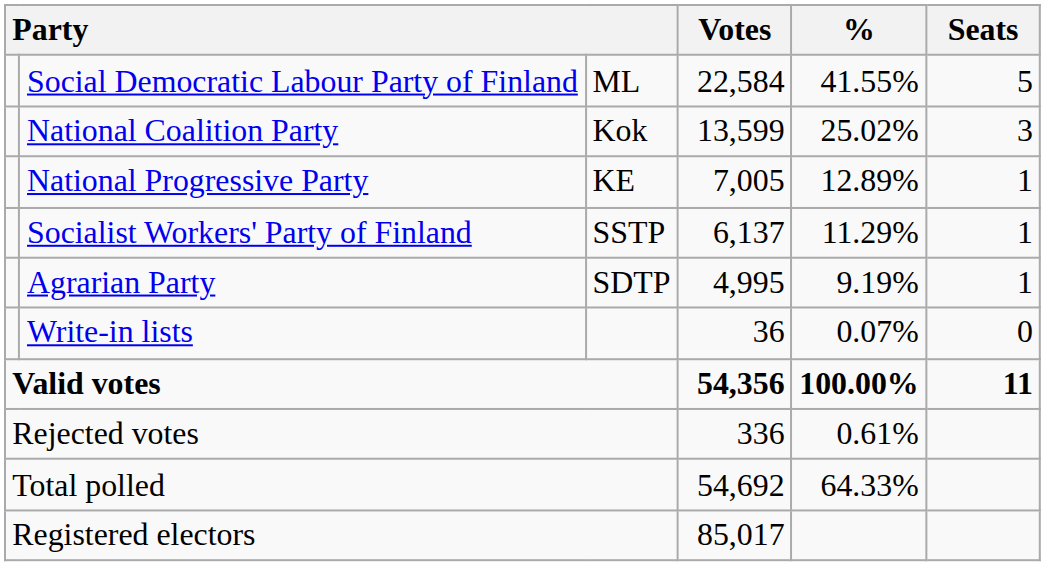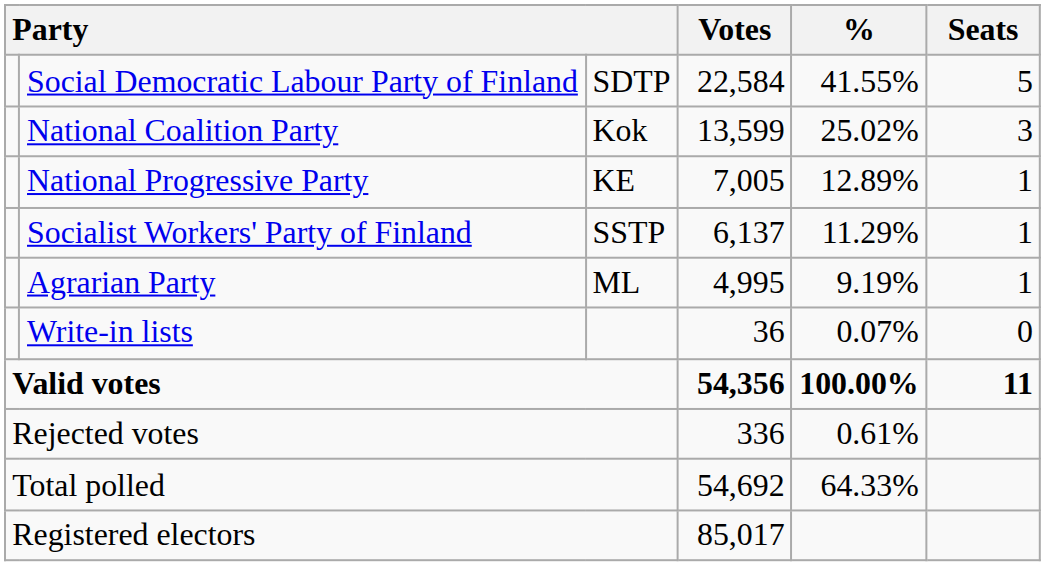(616, 80) ML -> (631, 80) SDTP
(631, 282) SDTP -> (616, 282) ML
